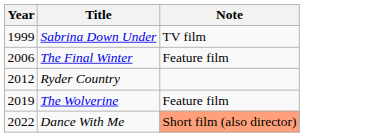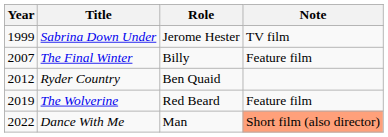+ column: (201, 15)
(21, 57) 2006 -> (21, 57) 2007
